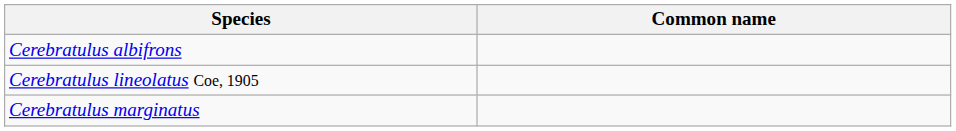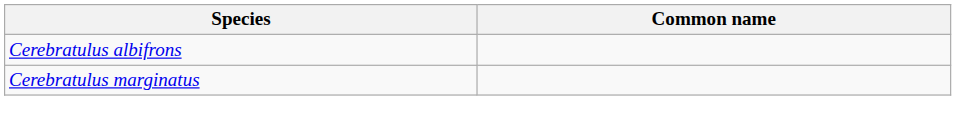- row: (134, 79)
